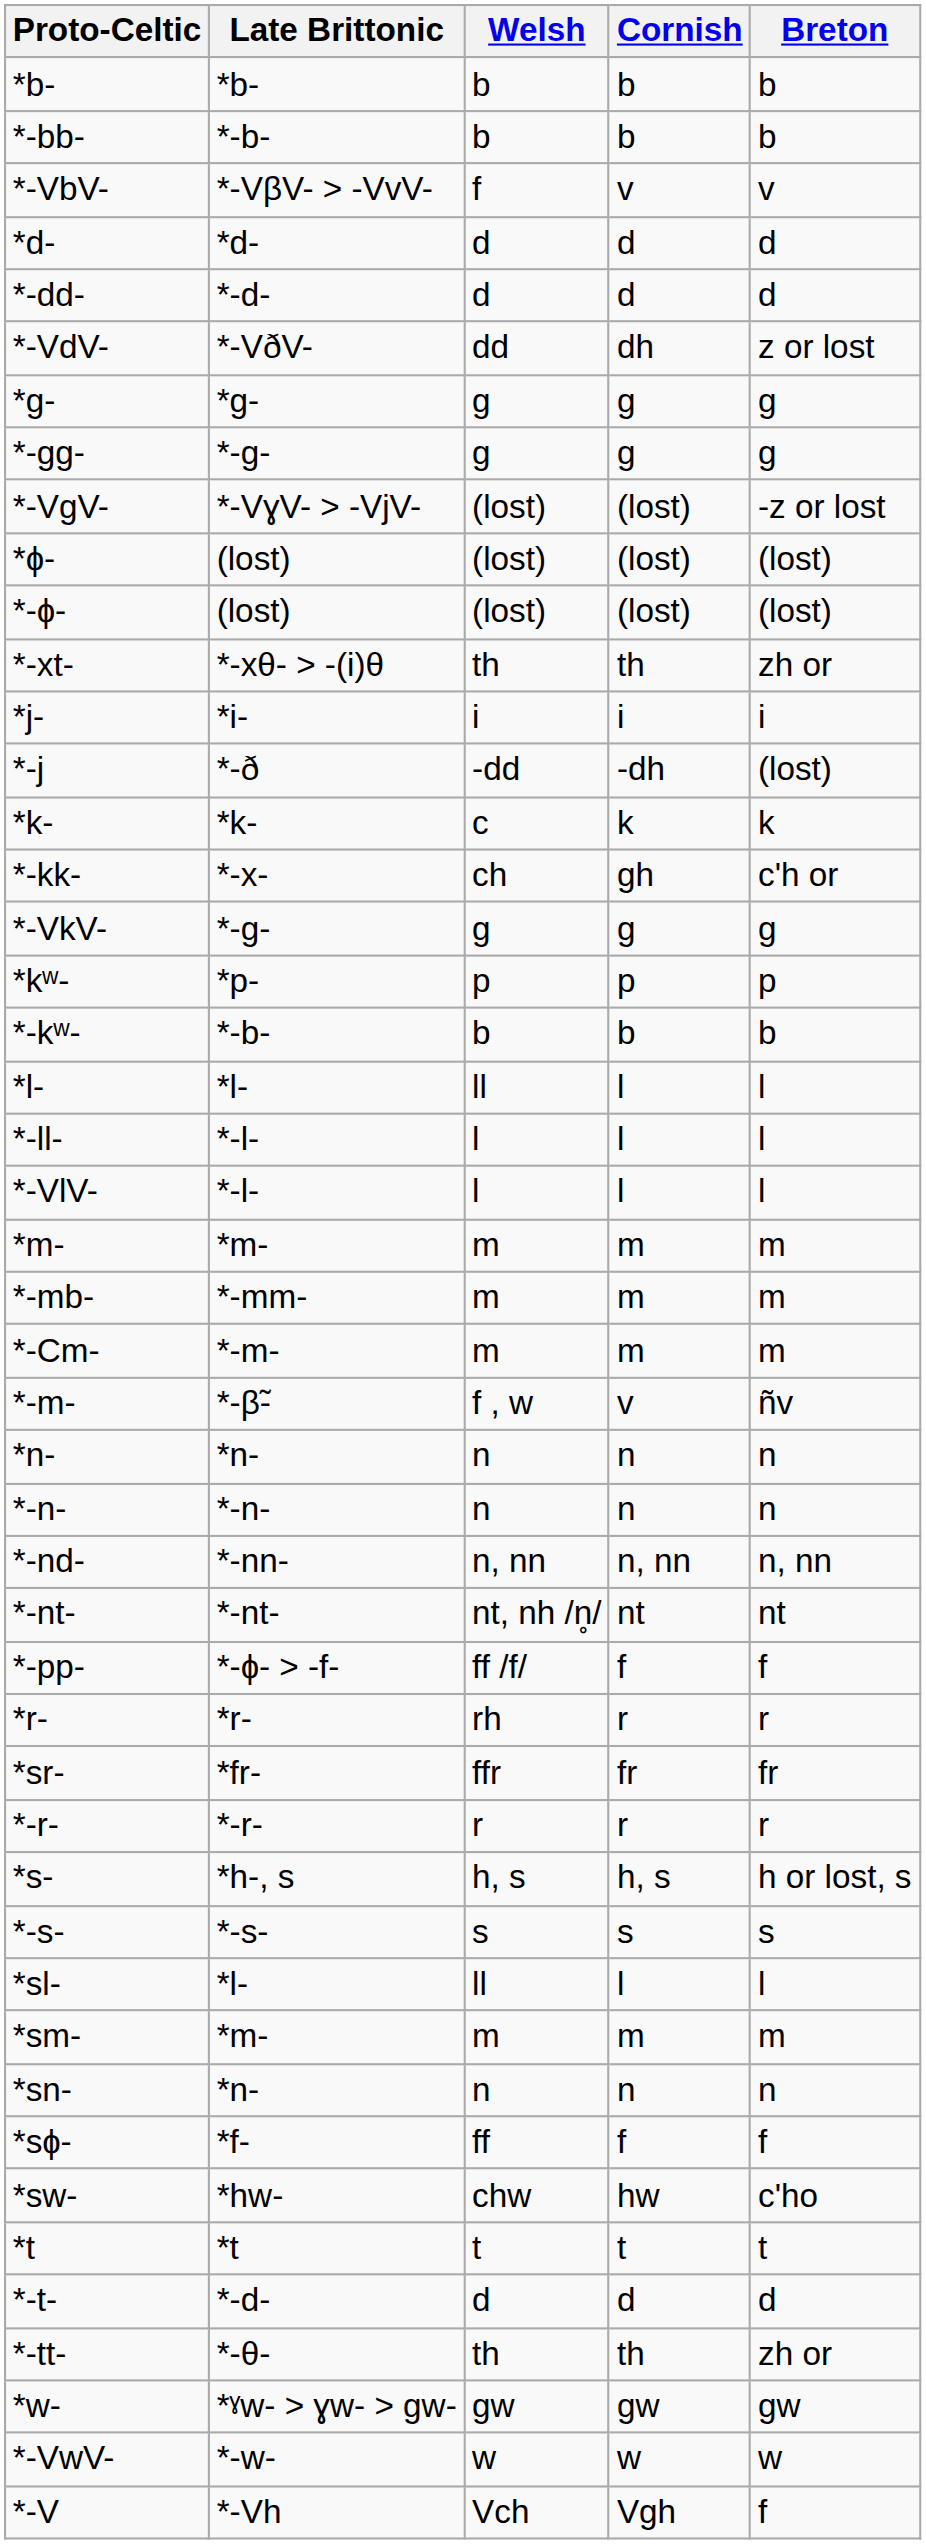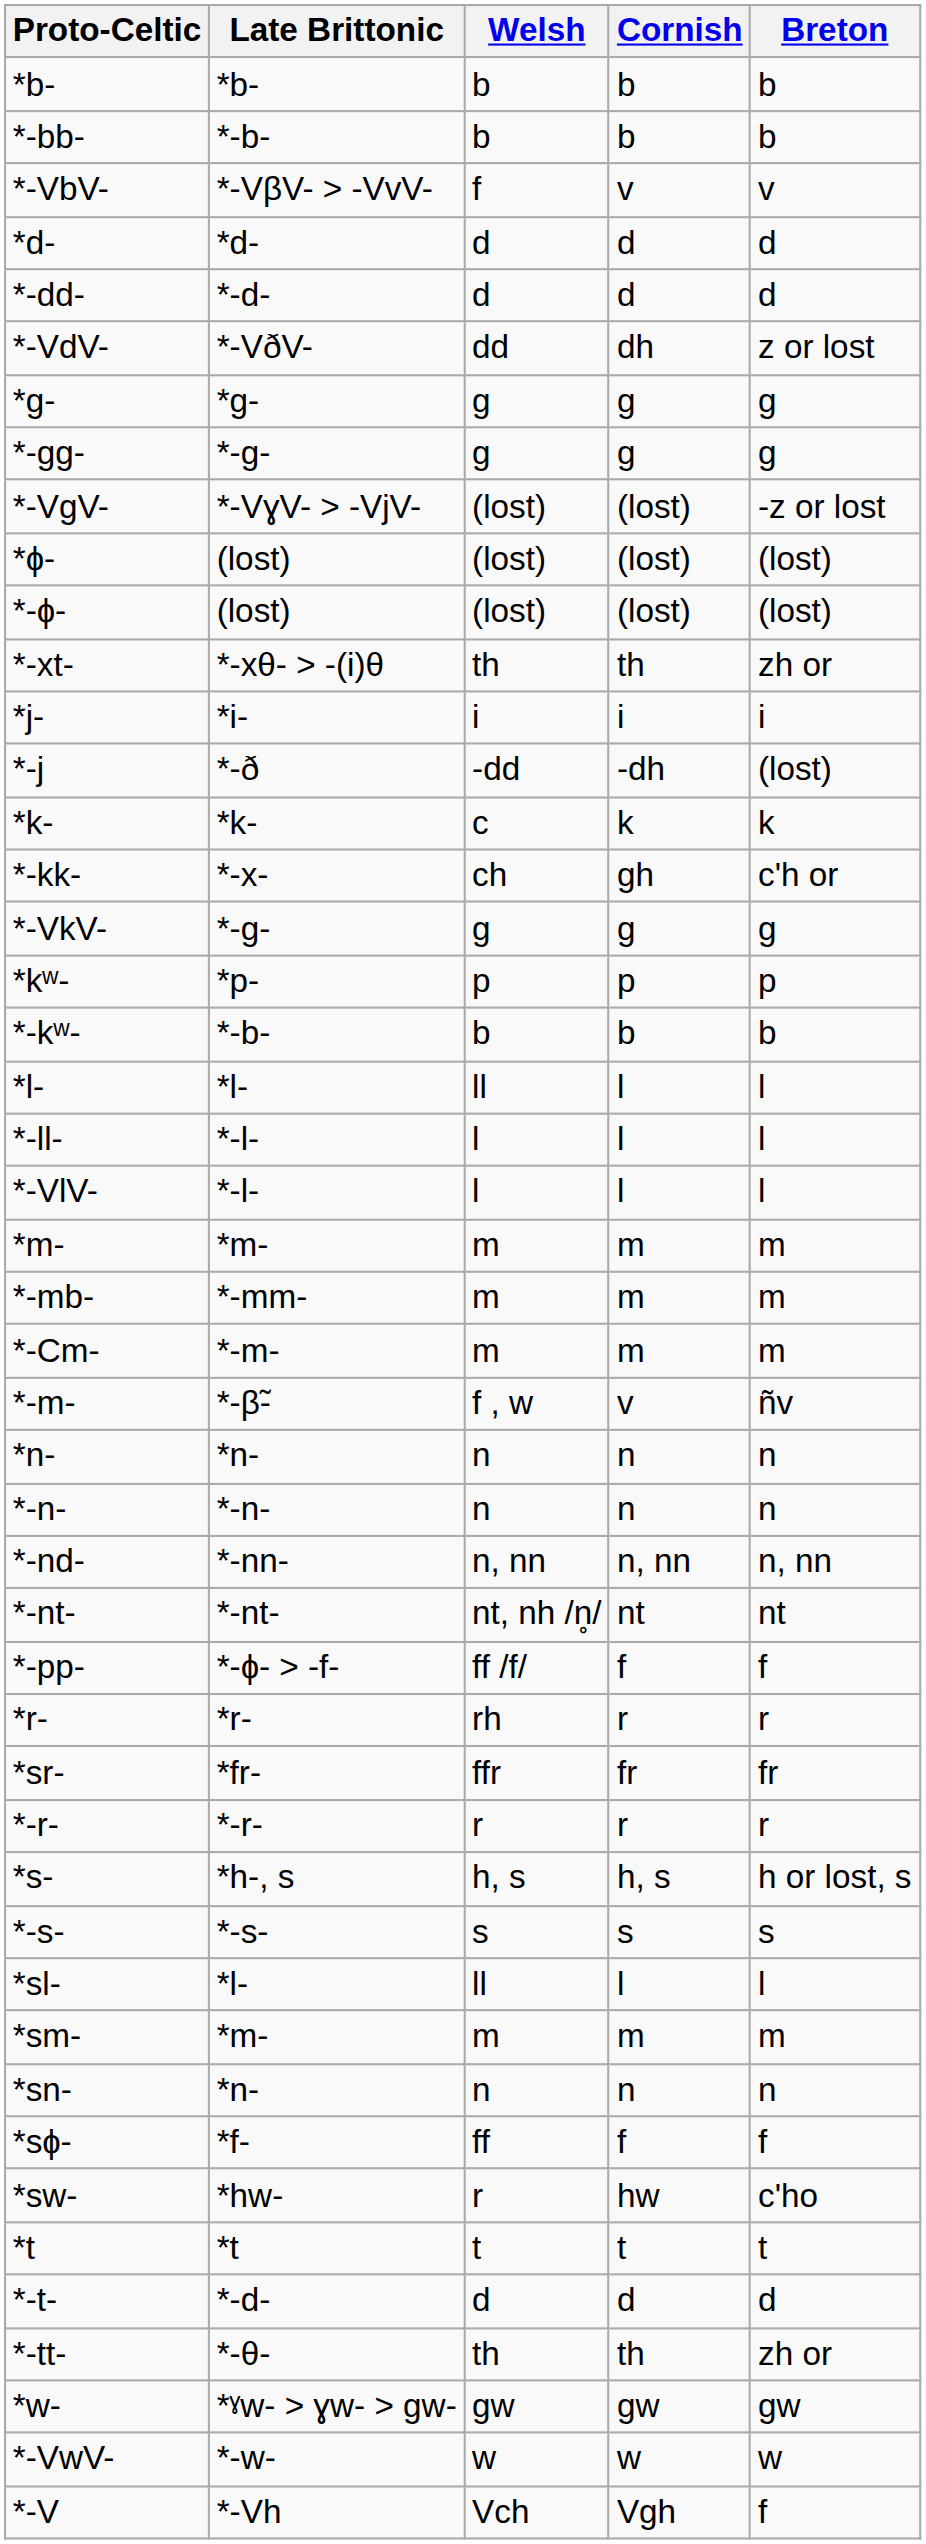(502, 2194) chw -> (478, 2194) r
